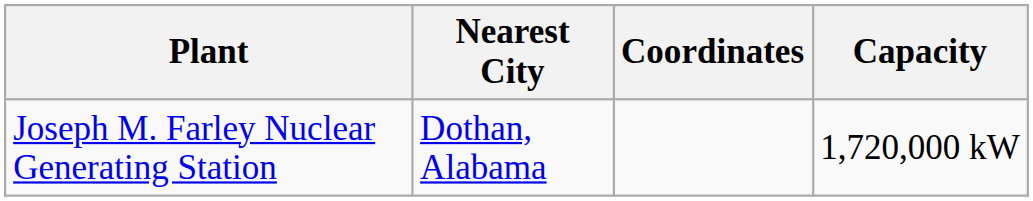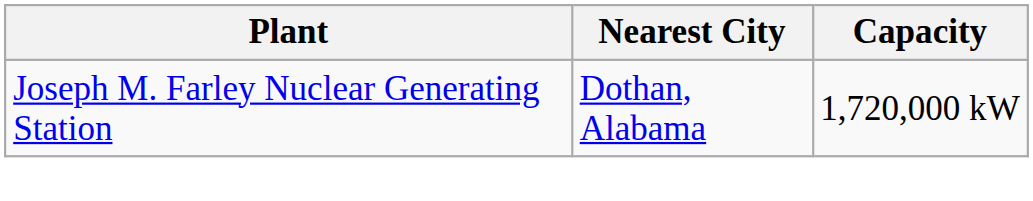- column: (713, 51)
